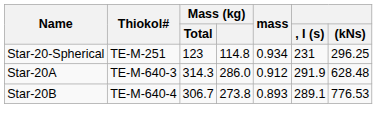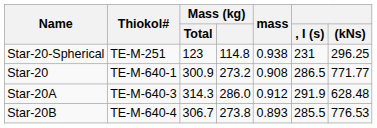(272, 53) 0.934 -> (272, 53) 0.938
+ row: (28, 73)
(310, 93) 289.1 -> (310, 113) 285.5
